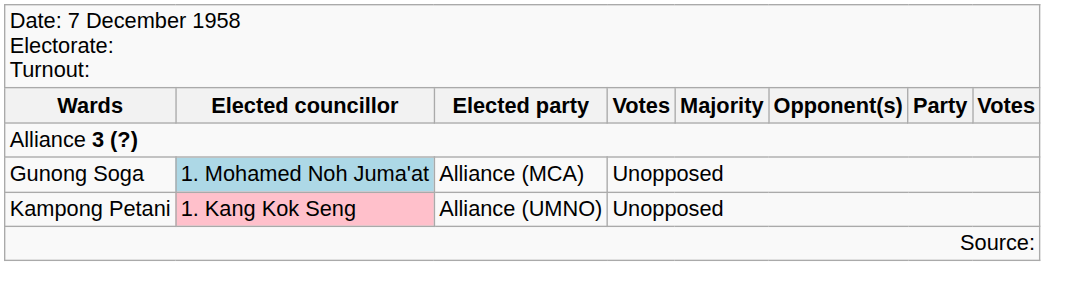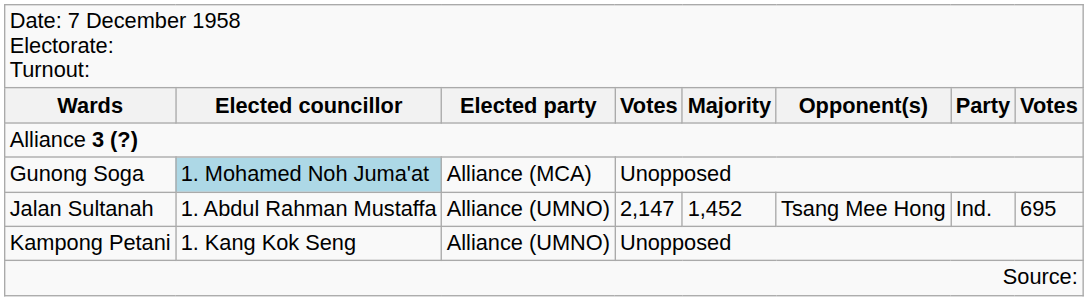+ row: (82, 208)
(268, 208) pink background -> (268, 243) no background
